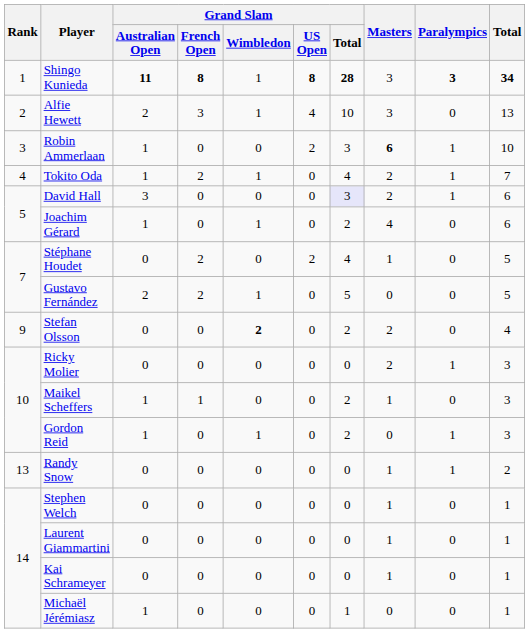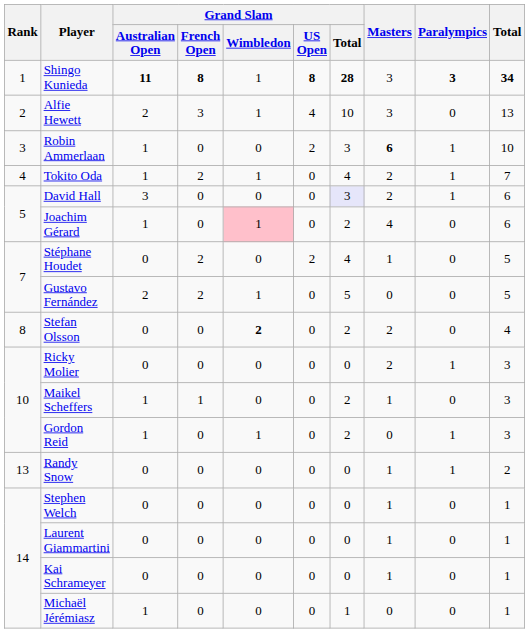(258, 224) no background -> (258, 224) pink background
(23, 329) 9 -> (23, 329) 8
